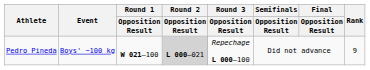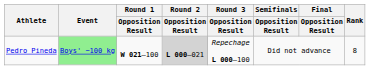(88, 50) no background -> (88, 50) lightgreen background
(355, 50) 9 -> (355, 50) 8
